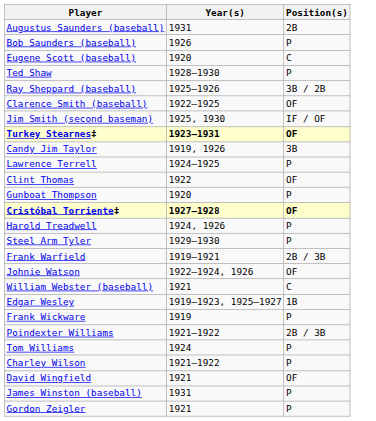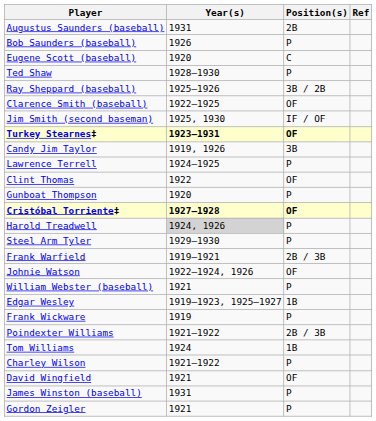+ column: (361, 12)
(197, 226) no background -> (197, 226) lightgrey background
(289, 287) C -> (289, 287) P
(289, 348) P -> (292, 348) 1B
